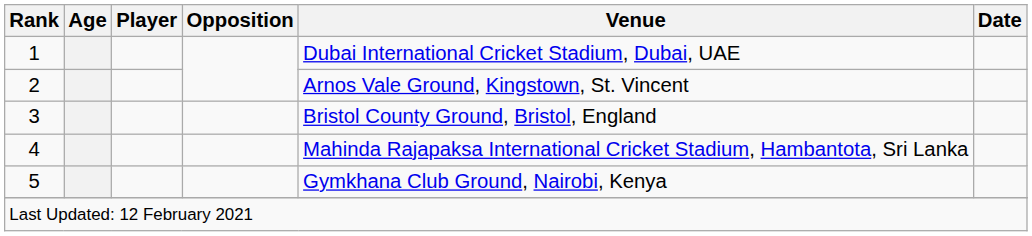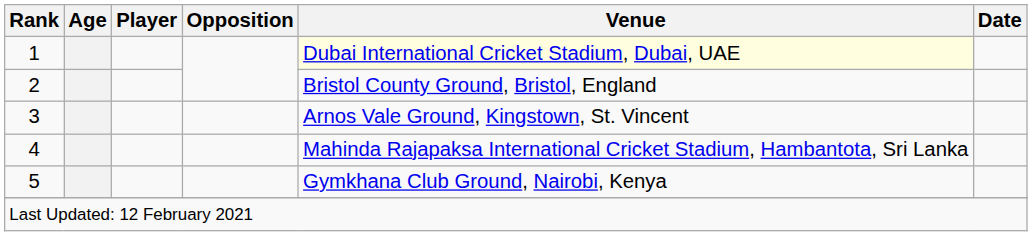(522, 52) no background -> (522, 52) lightyellow background
(496, 85) Arnos Vale Ground, Kingstown, St. Vincent -> (480, 85) Bristol County Ground, Bristol, England
(480, 117) Bristol County Ground, Bristol, England -> (496, 117) Arnos Vale Ground, Kingstown, St. Vincent
